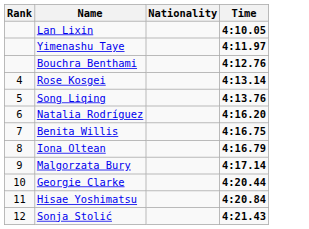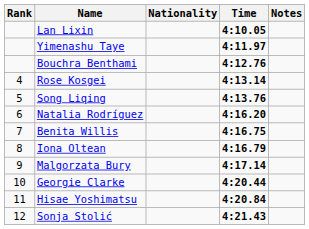+ column: (287, 13)
